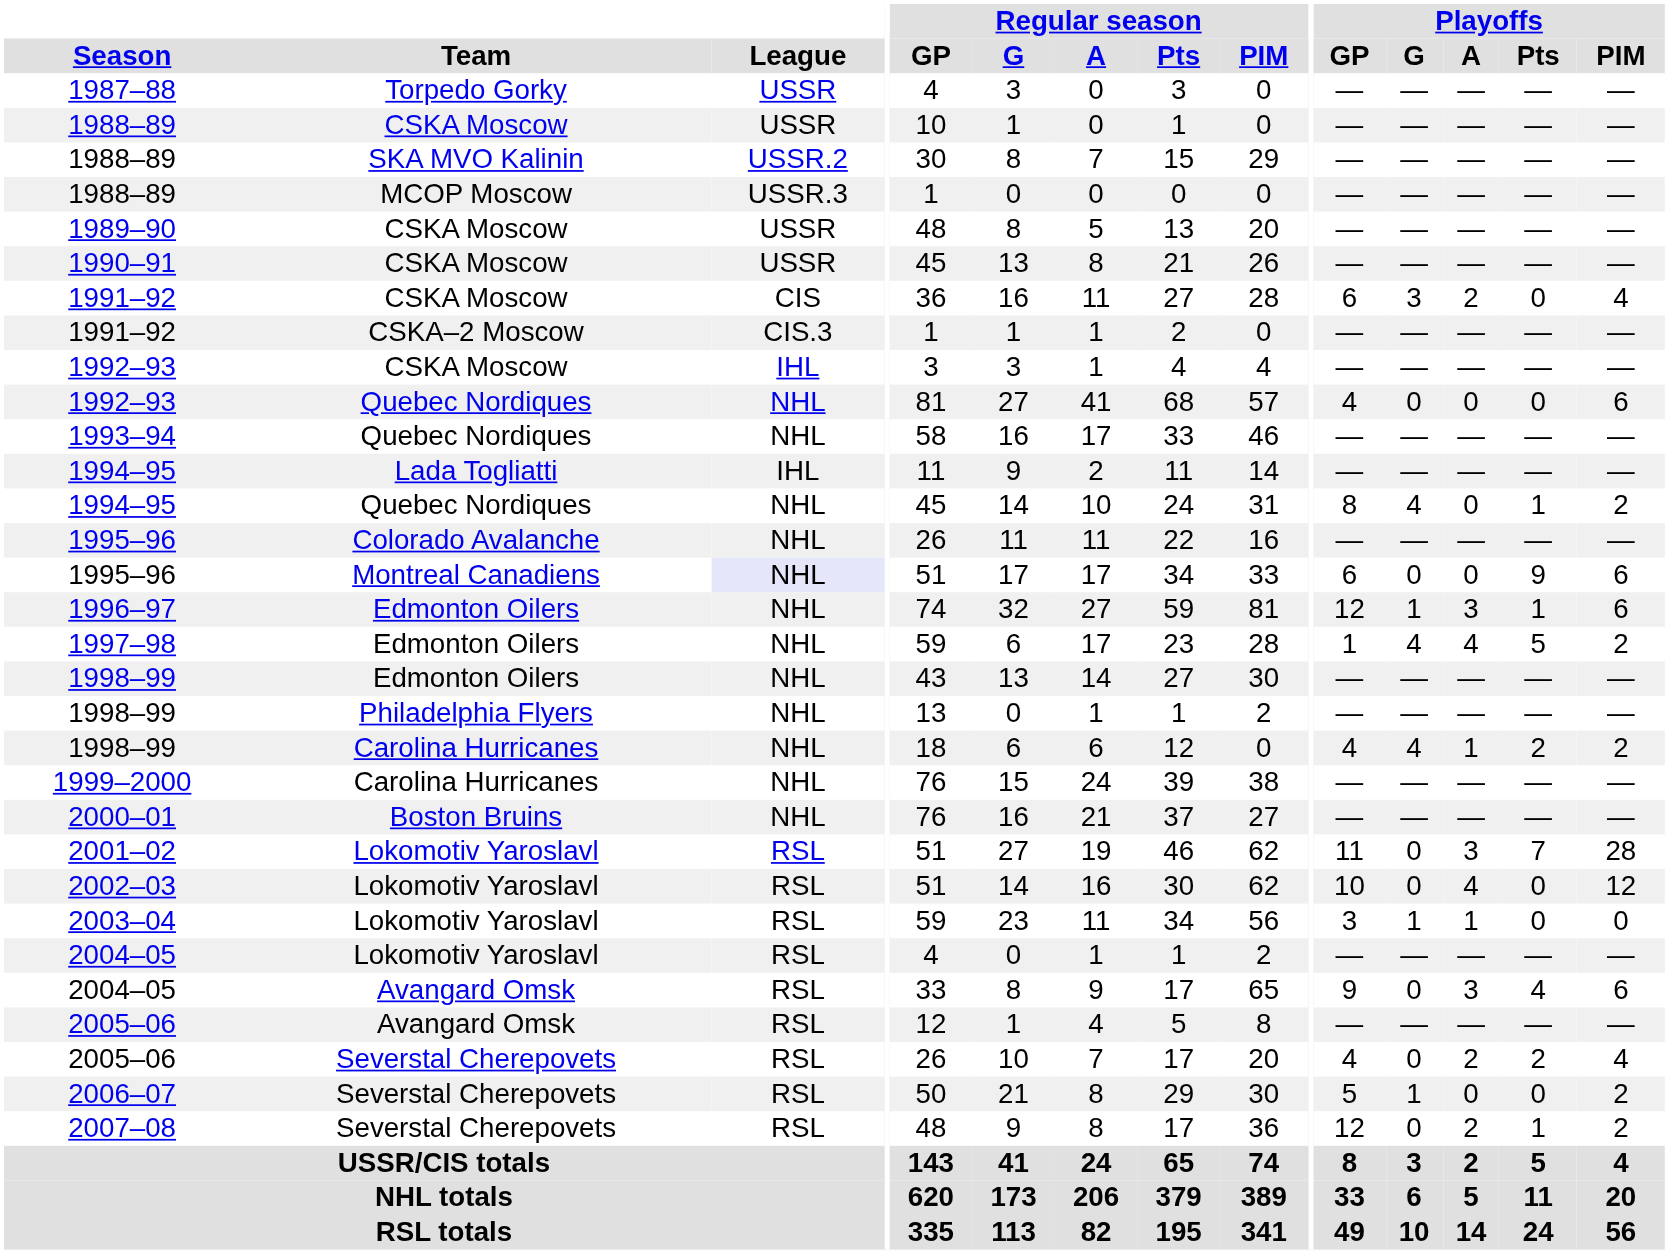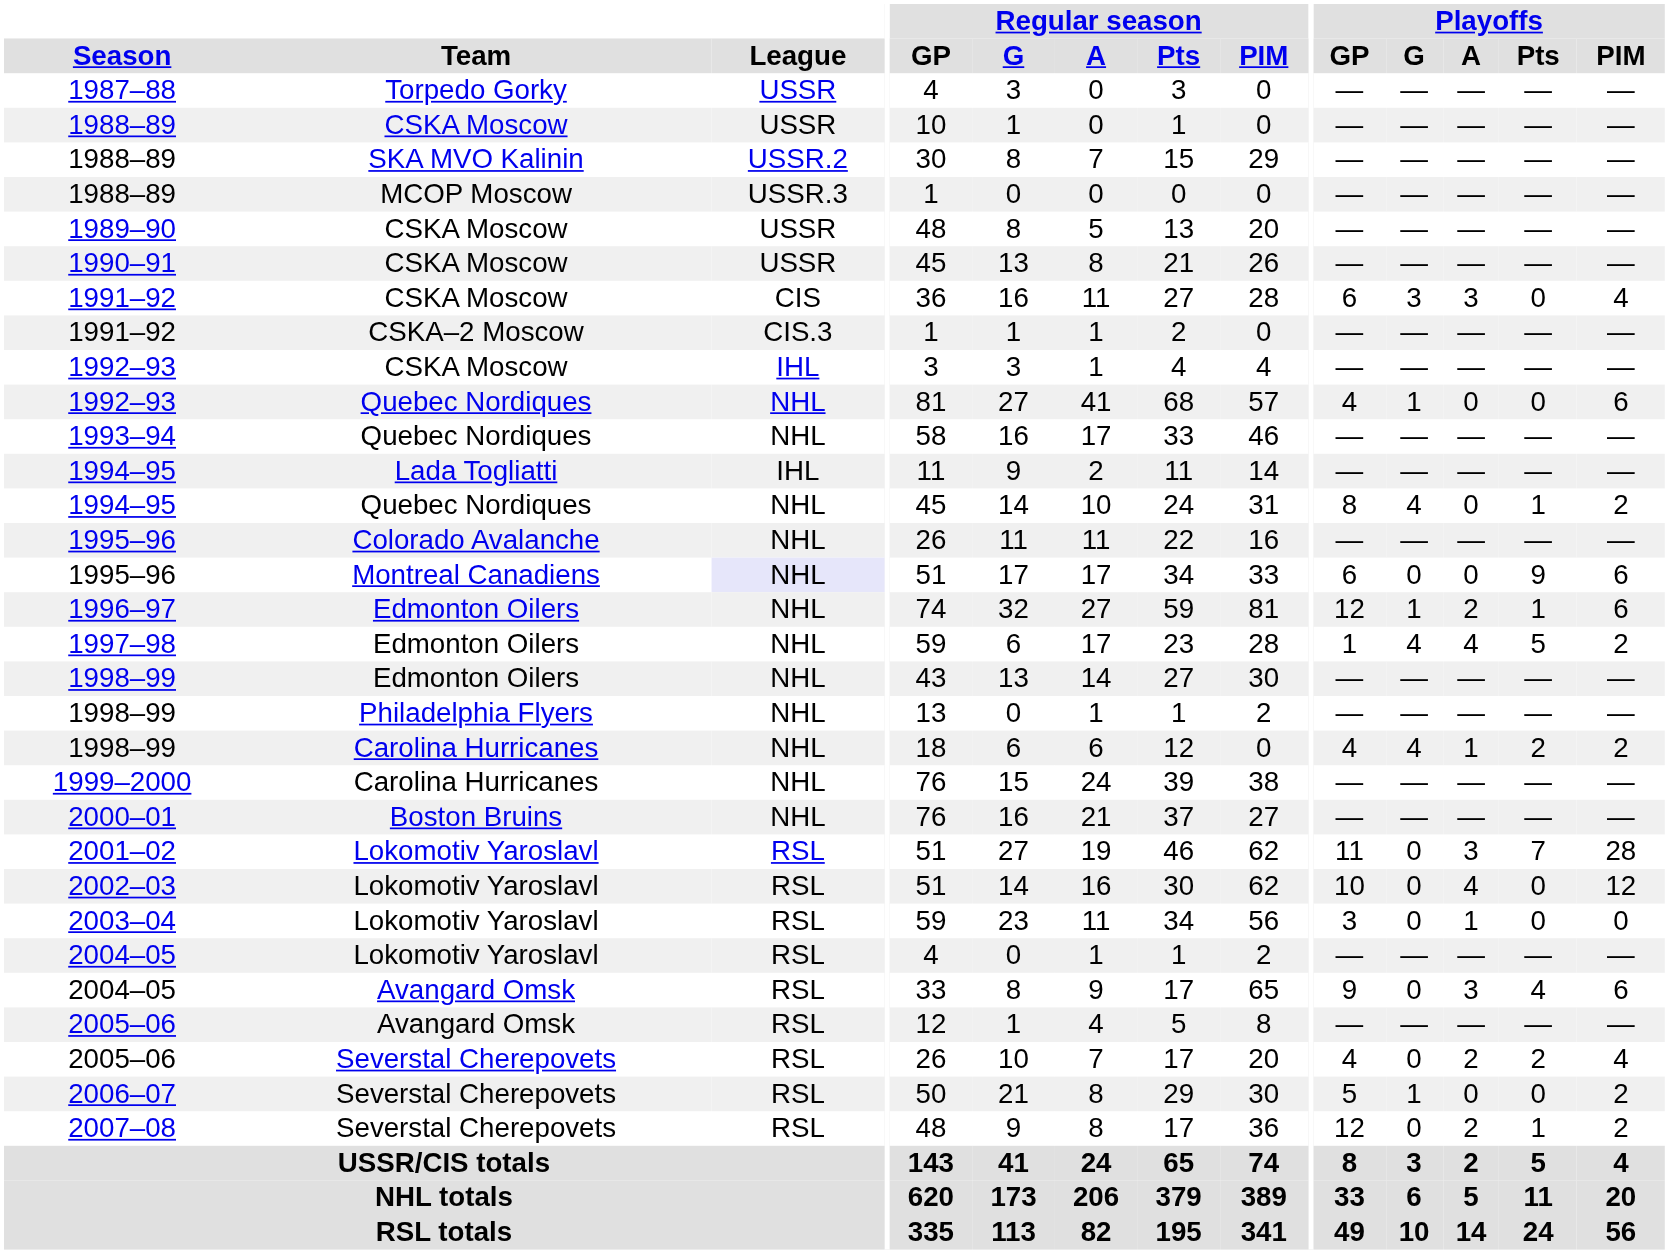(1471, 297) 2 -> (1471, 297) 3
(1414, 401) 0 -> (1414, 401) 1
(1471, 609) 3 -> (1471, 609) 2
(1414, 920) 1 -> (1414, 920) 0
